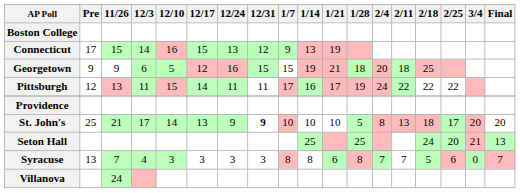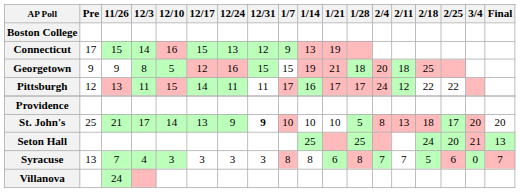(144, 68) 6 -> (144, 68) 8
(360, 87) 19 -> (360, 87) 17
(404, 87) 22 -> (404, 87) 12
